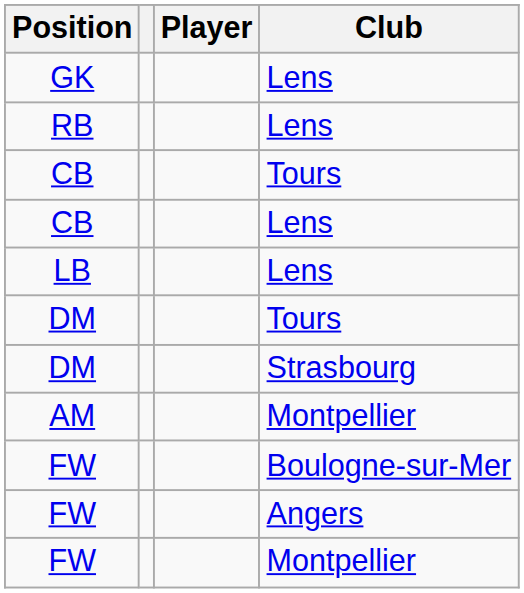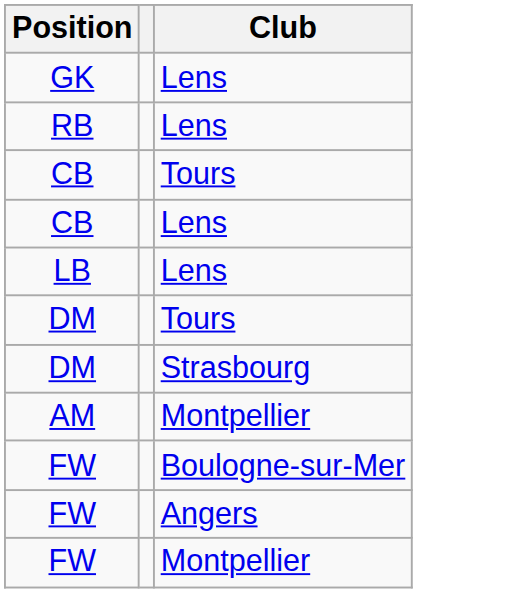- column: (207, 28)
